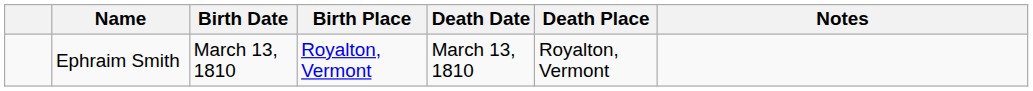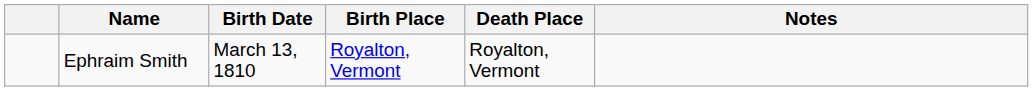- column: (481, 19)
